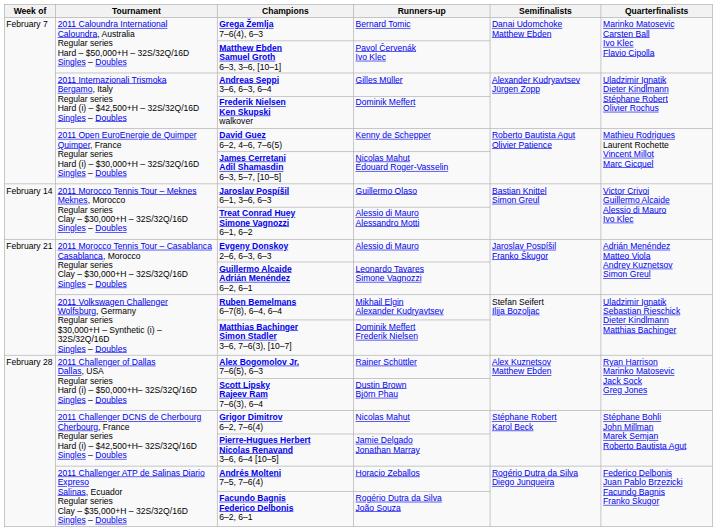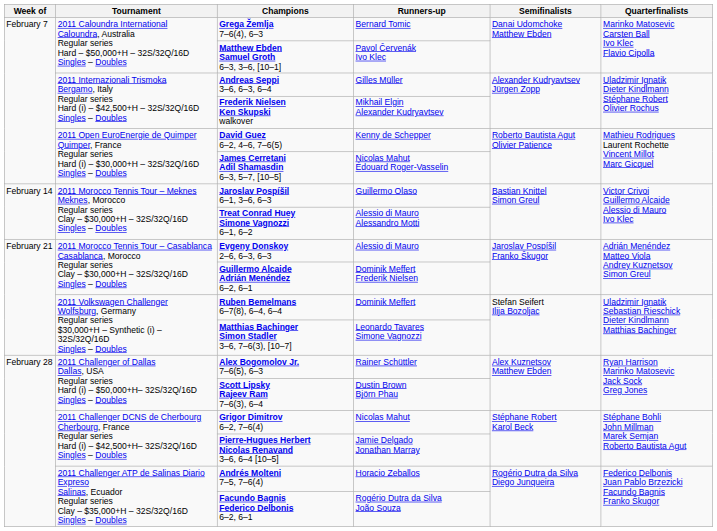(385, 102) Dominik Meffert -> (400, 107) Mikhail Elgin Alexander Kudryavtsev
(390, 273) Leonardo Tavares Simone Vagnozzi -> (387, 273) Dominik Meffert Frederik Nielsen
(400, 306) Mikhail Elgin Alexander Kudryavtsev -> (385, 301) Dominik Meffert
(387, 331) Dominik Meffert Frederik Nielsen -> (390, 331) Leonardo Tavares Simone Vagnozzi
